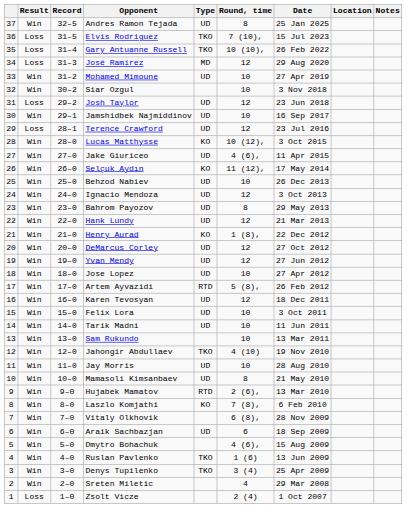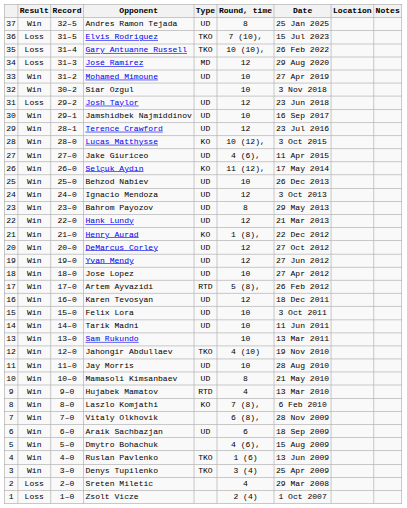(34, 129) Loss -> (34, 129) Win
(246, 392) 2 (6), -> (246, 392) 4
(34, 484) Win -> (34, 484) Loss
